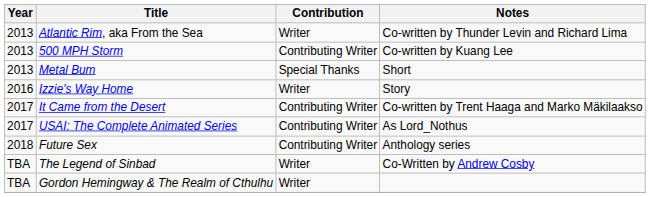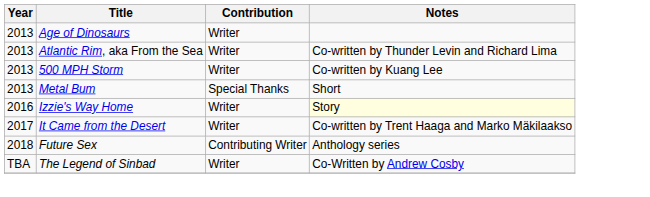+ row: (84, 32)
(328, 51) Contributing Writer -> (224, 70) Writer
(396, 88) no background -> (326, 107) lightyellow background
(328, 107) Contributing Writer -> (224, 126) Writer
- row: (138, 126)
- row: (156, 182)
